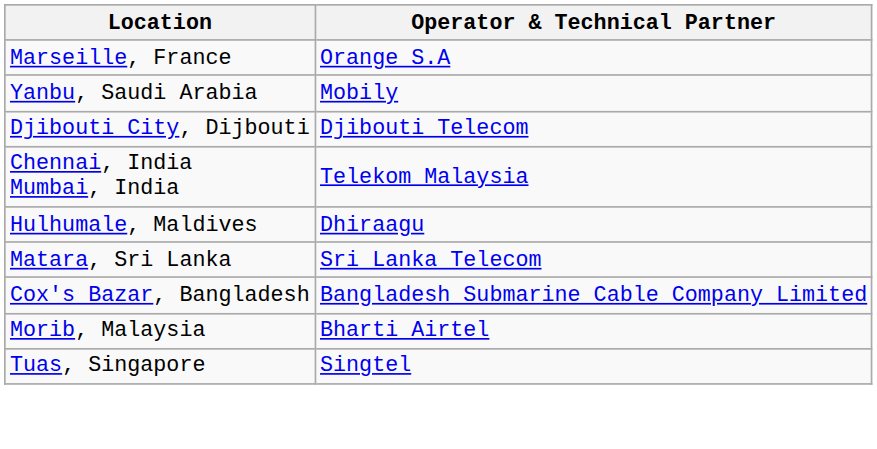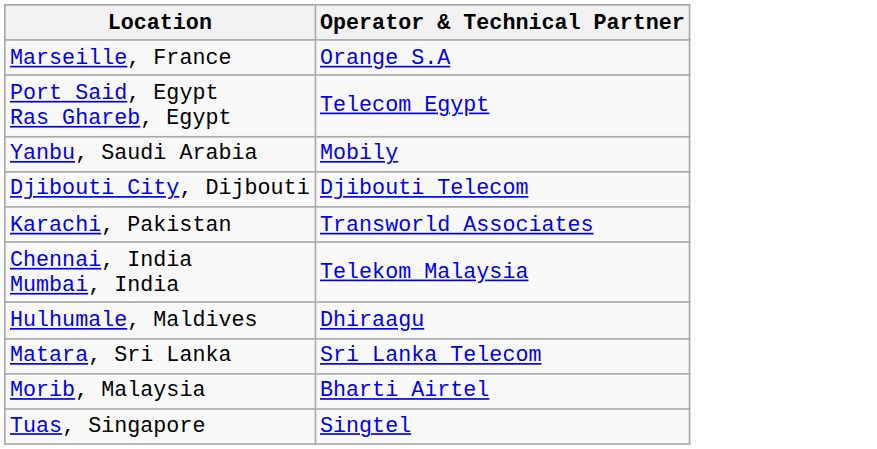+ row: (121, 106)
+ row: (121, 224)
- row: (160, 295)
